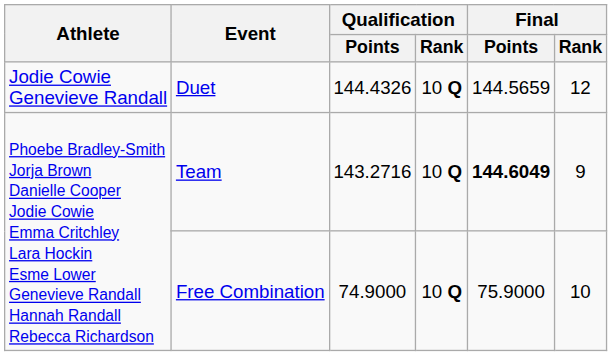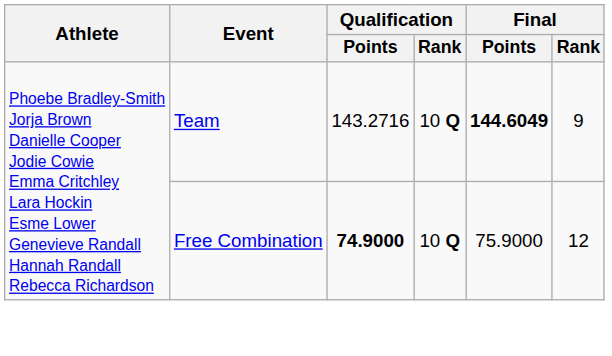- row: (196, 88)
(372, 291) normal -> (370, 241) bold
(580, 291) 10 -> (578, 241) 12
